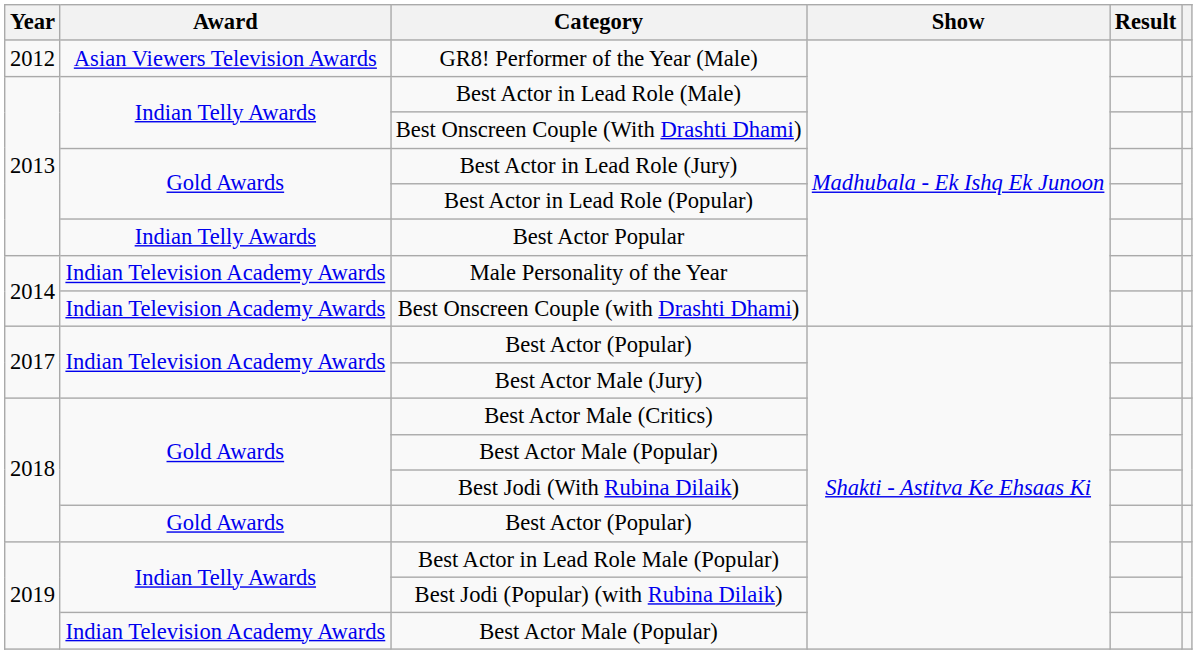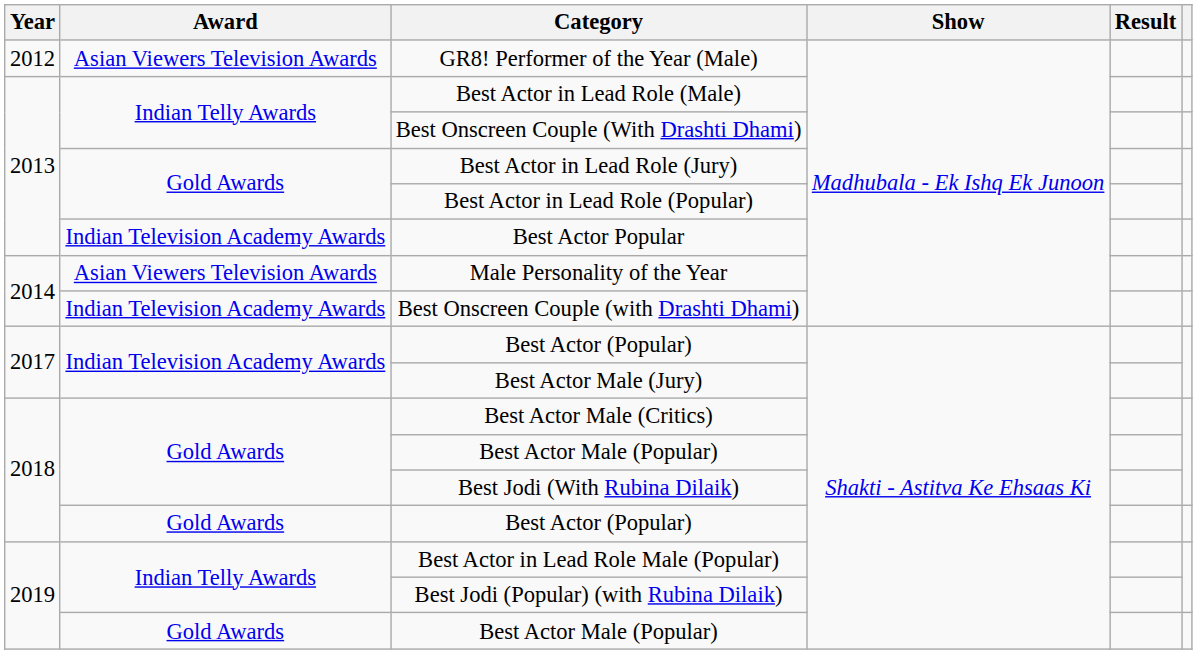(225, 237) Indian Telly Awards -> (225, 237) Indian Television Academy Awards
(225, 272) Indian Television Academy Awards -> (225, 272) Asian Viewers Television Awards
(225, 630) Indian Television Academy Awards -> (225, 630) Gold Awards
